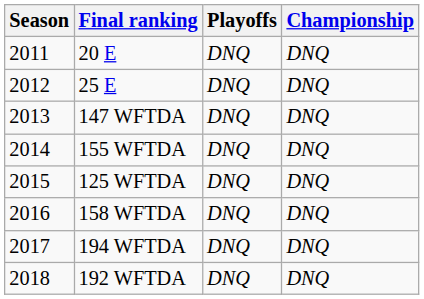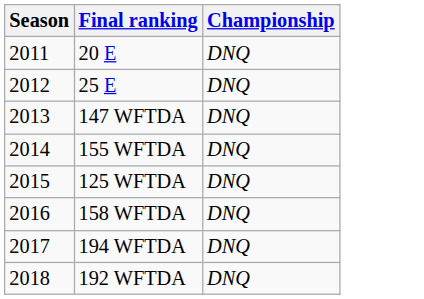- column: (242, 20)
